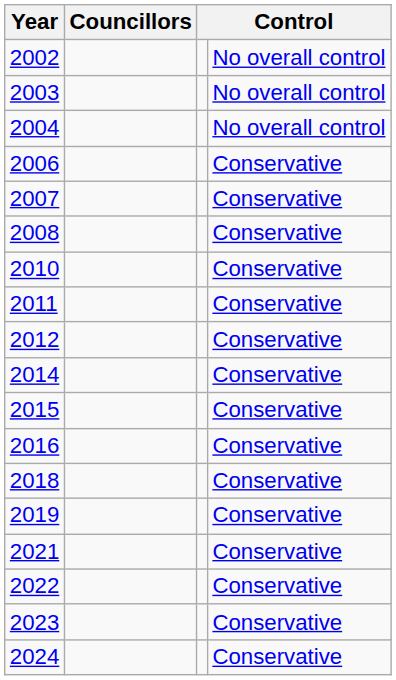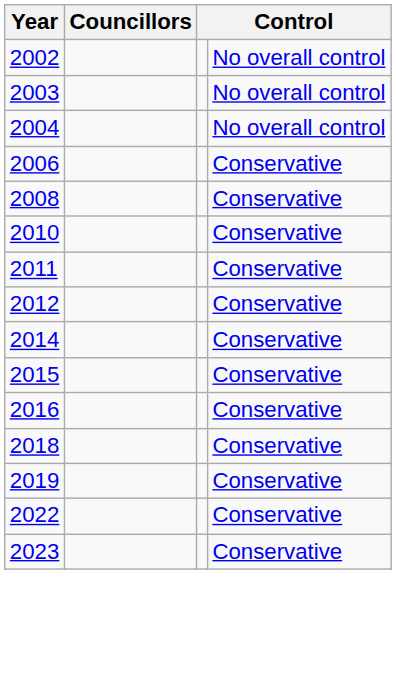- row: (35, 198)
- row: (35, 551)
- row: (35, 657)
